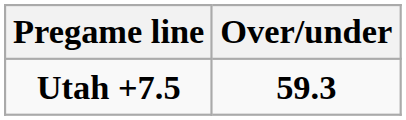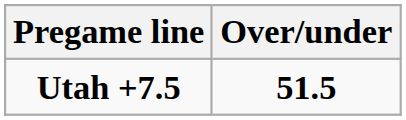(306, 86) 59.3 -> (306, 86) 51.5
